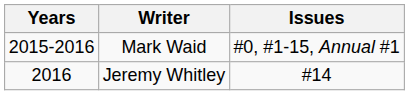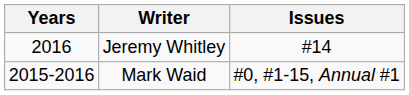rows swapped: (164, 47) <-> (164, 75)
